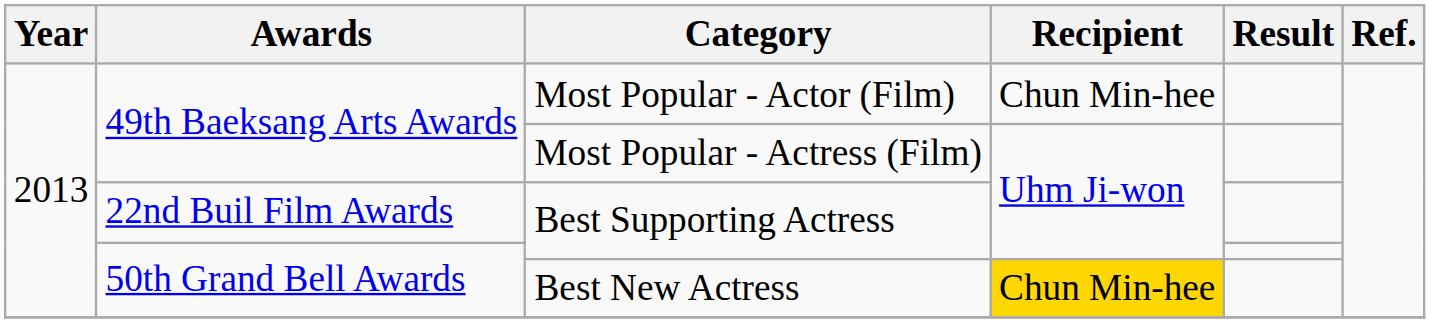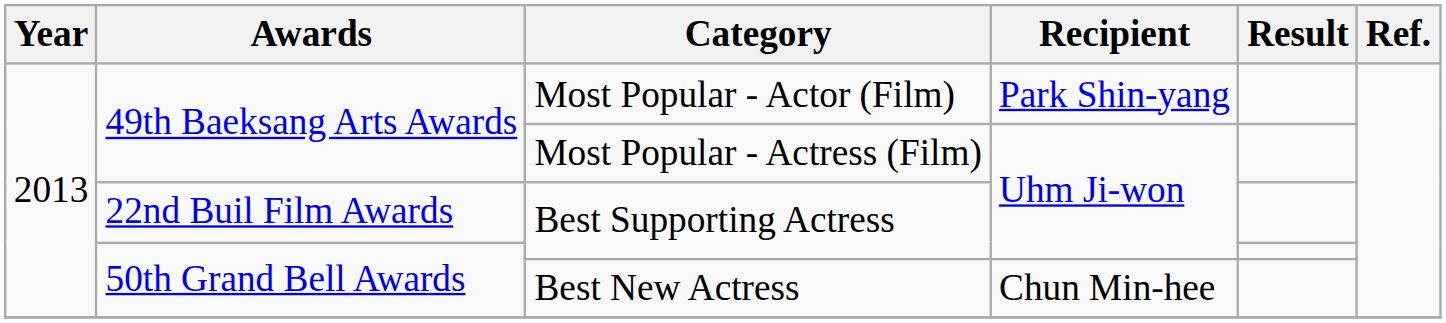(1107, 93) Chun Min-hee -> (1114, 93) Park Shin-yang
(1107, 287) gold background -> (1107, 287) no background
